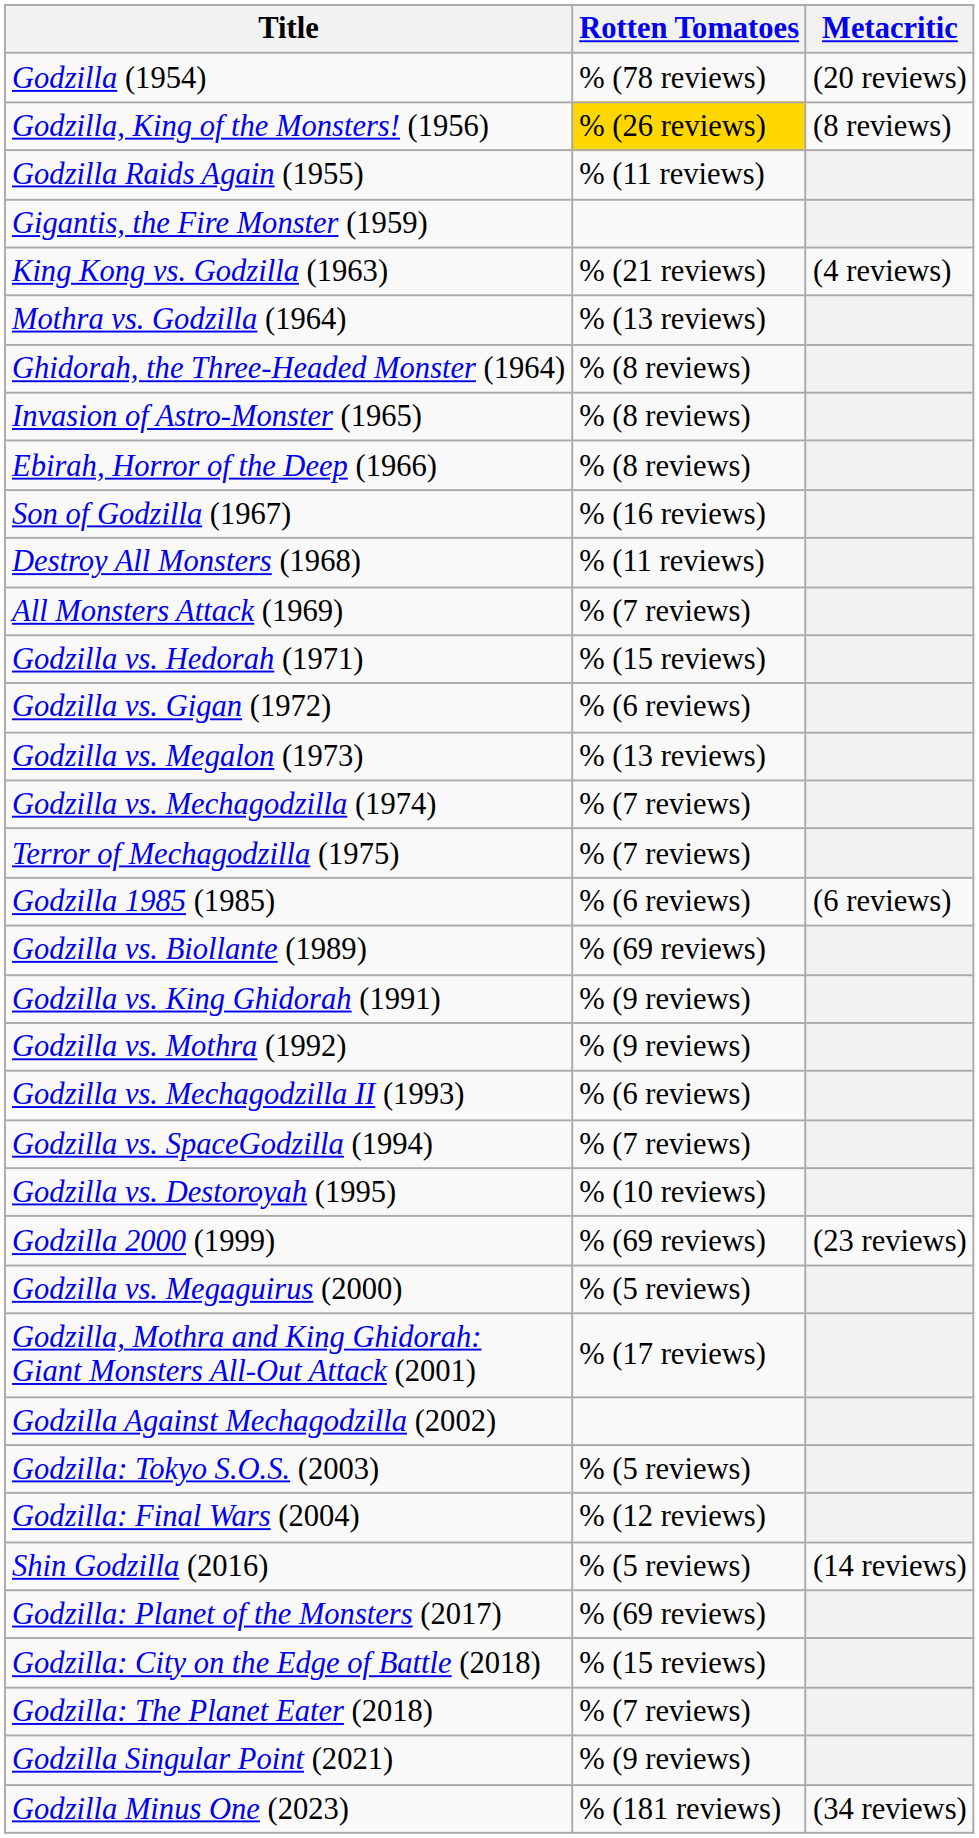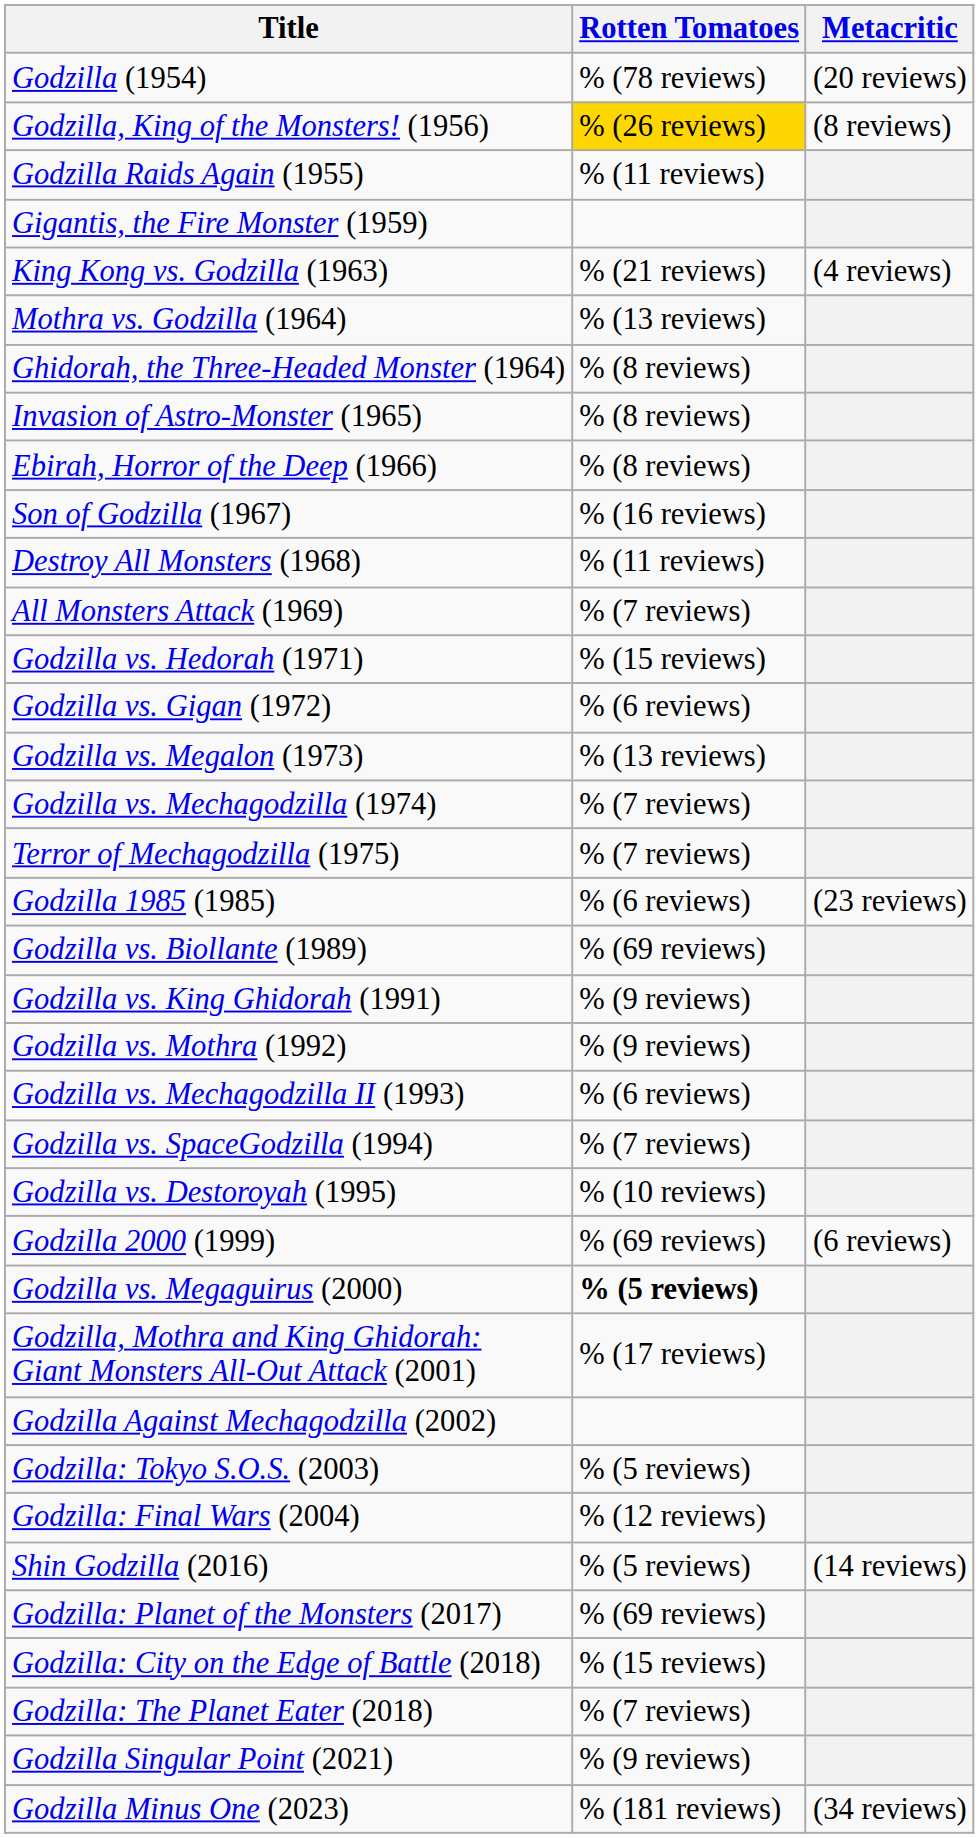(882, 901) (6 reviews) -> (890, 901) (23 reviews)
(890, 1240) (23 reviews) -> (882, 1240) (6 reviews)
(665, 1288) normal -> (669, 1288) bold
